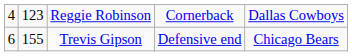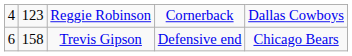(33, 39) 155 -> (33, 39) 158
